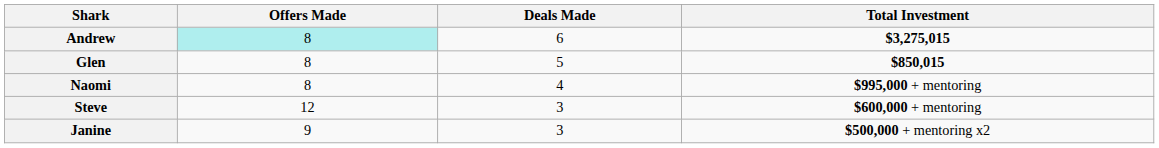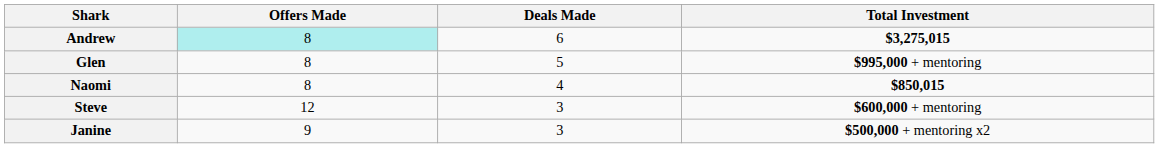(918, 61) $850,015 -> (918, 61) $995,000 + mentoring
(918, 84) $995,000 + mentoring -> (918, 84) $850,015
